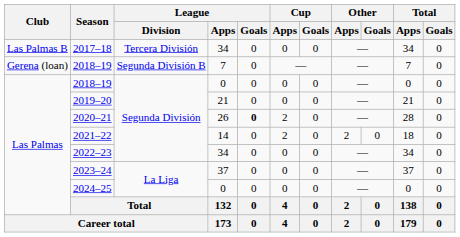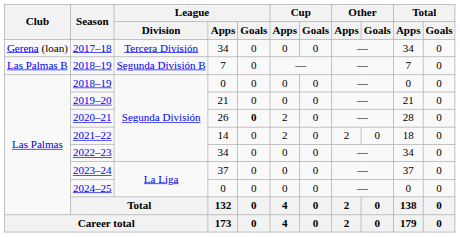(37, 48) Las Palmas B -> (37, 48) Gerena (loan)
(37, 65) Gerena (loan) -> (37, 65) Las Palmas B
